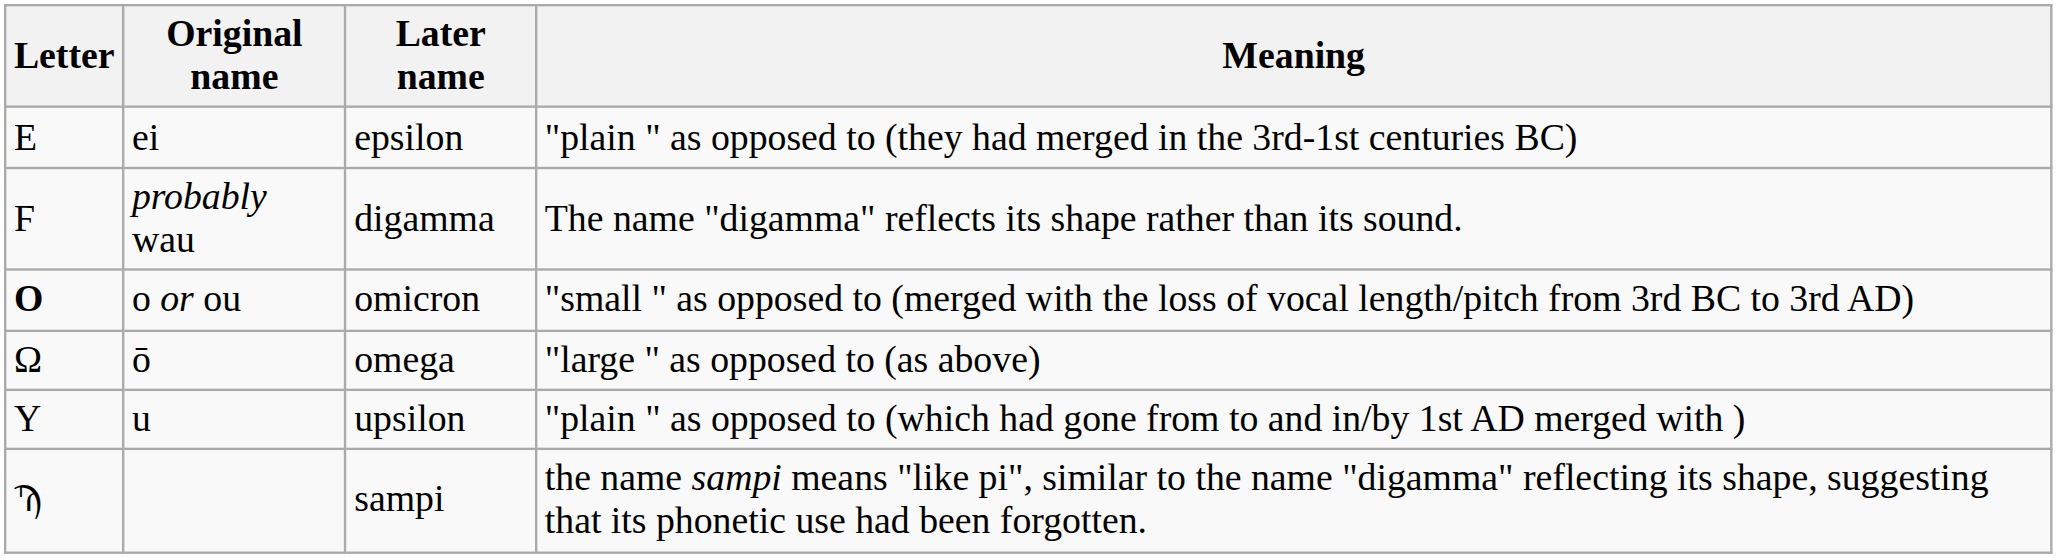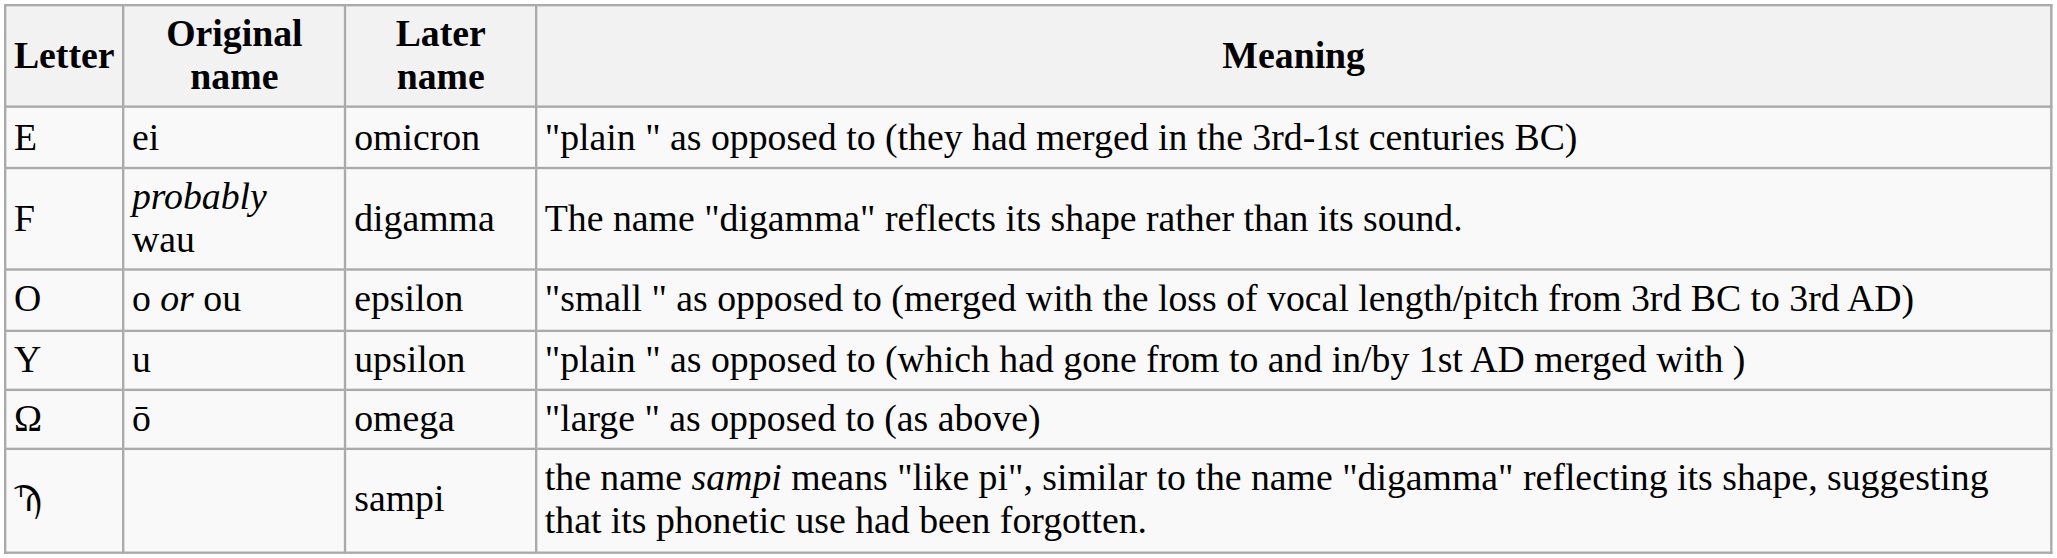(409, 136) epsilon -> (417, 136) omicron
(29, 299) bold -> (28, 299) normal
(417, 299) omicron -> (409, 299) epsilon
rows swapped: (141, 418) <-> (141, 358)
